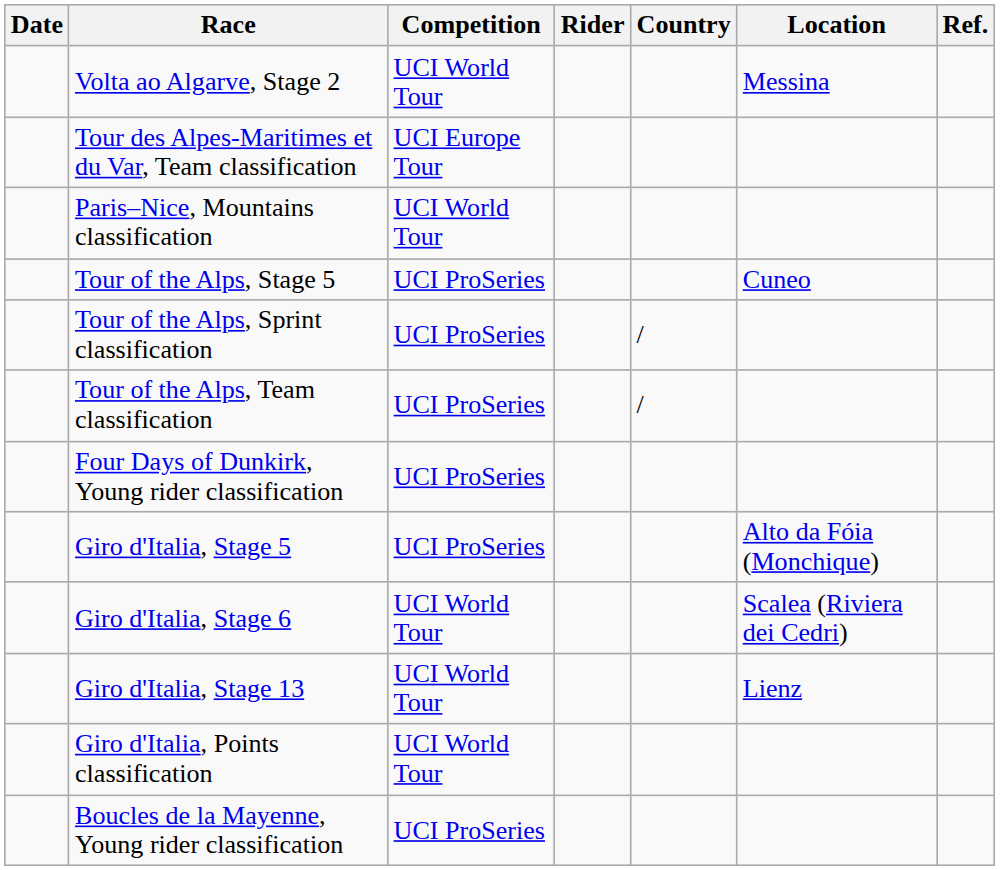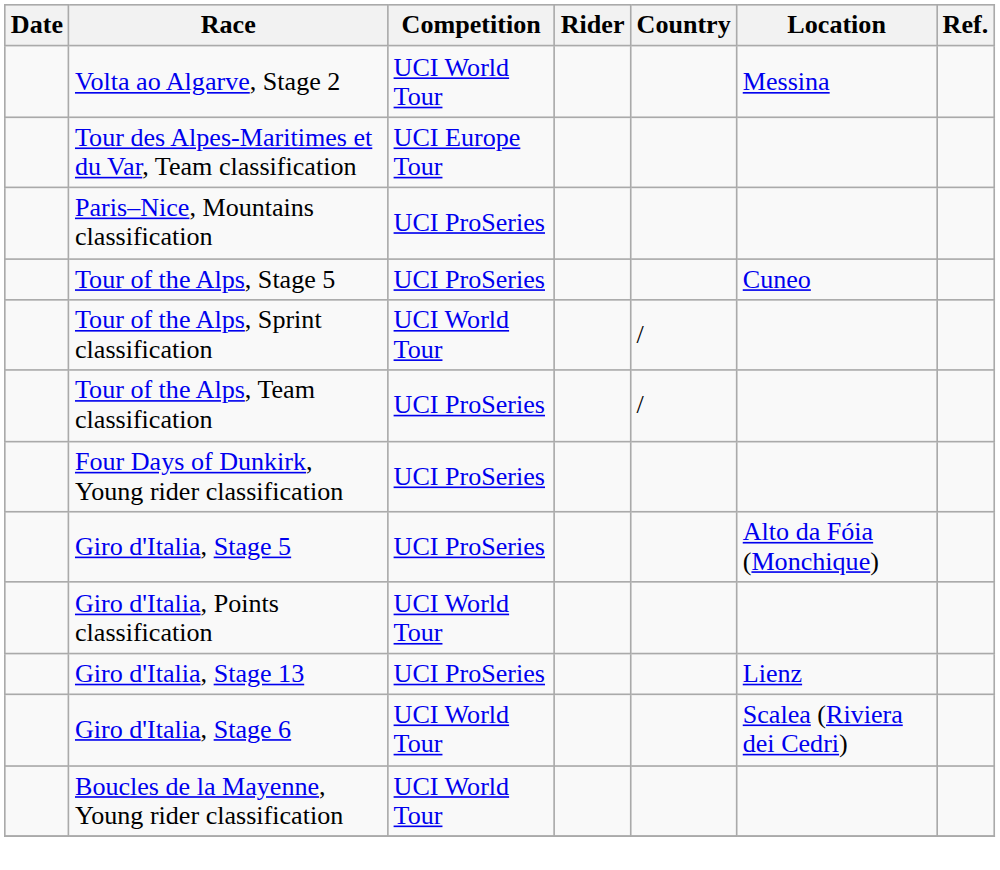(451, 222) UCI World Tour -> (469, 222) UCI ProSeries
(469, 334) UCI ProSeries -> (451, 334) UCI World Tour
rows swapped: (183, 617) <-> (177, 758)
(451, 688) UCI World Tour -> (469, 673) UCI ProSeries
(469, 829) UCI ProSeries -> (451, 800) UCI World Tour
